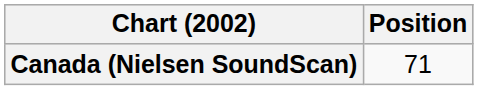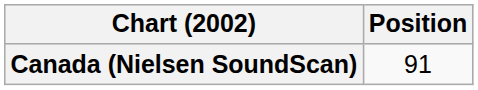(418, 63) 71 -> (418, 63) 91
